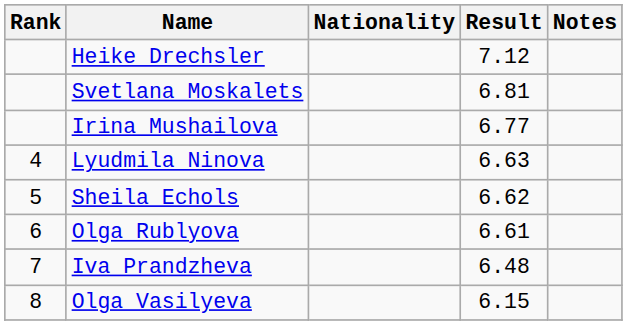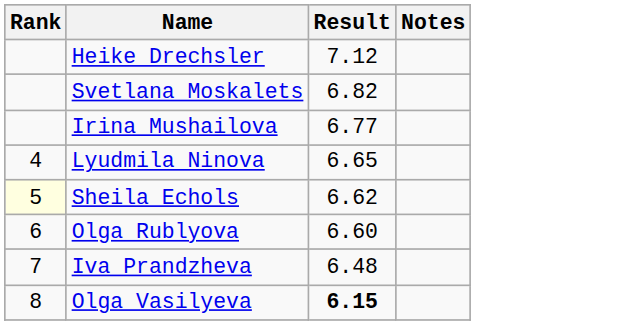- column: (384, 22)
(504, 92) 6.81 -> (352, 92) 6.82
(504, 162) 6.63 -> (352, 162) 6.65
(36, 197) no background -> (36, 197) lightyellow background
(504, 232) 6.61 -> (352, 232) 6.60
(504, 302) normal -> (352, 302) bold
